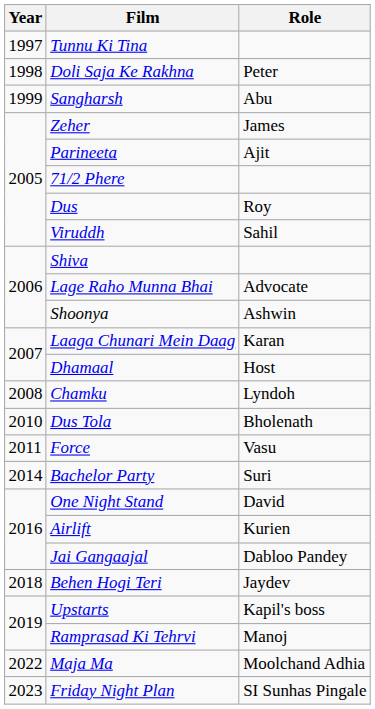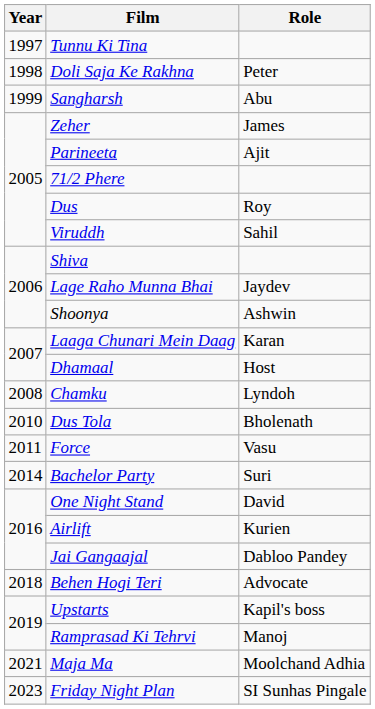(276, 286) Advocate -> (267, 286) Jaydev
(267, 582) Jaydev -> (276, 582) Advocate
(25, 663) 2022 -> (25, 663) 2021
